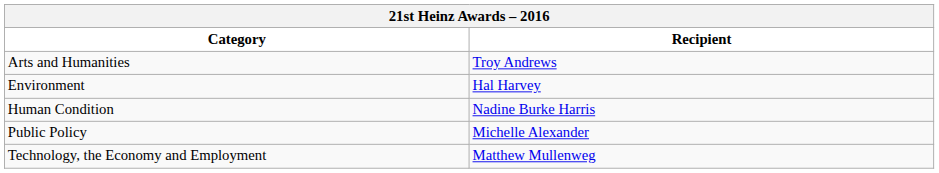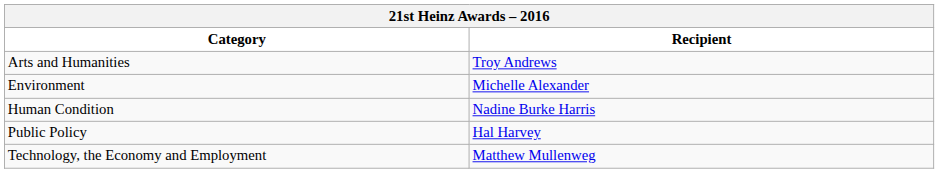(507, 86) Hal Harvey -> (531, 86) Michelle Alexander
(531, 132) Michelle Alexander -> (507, 132) Hal Harvey
